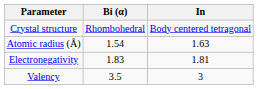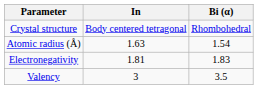columns swapped: (115, 12) <-> (200, 12)
